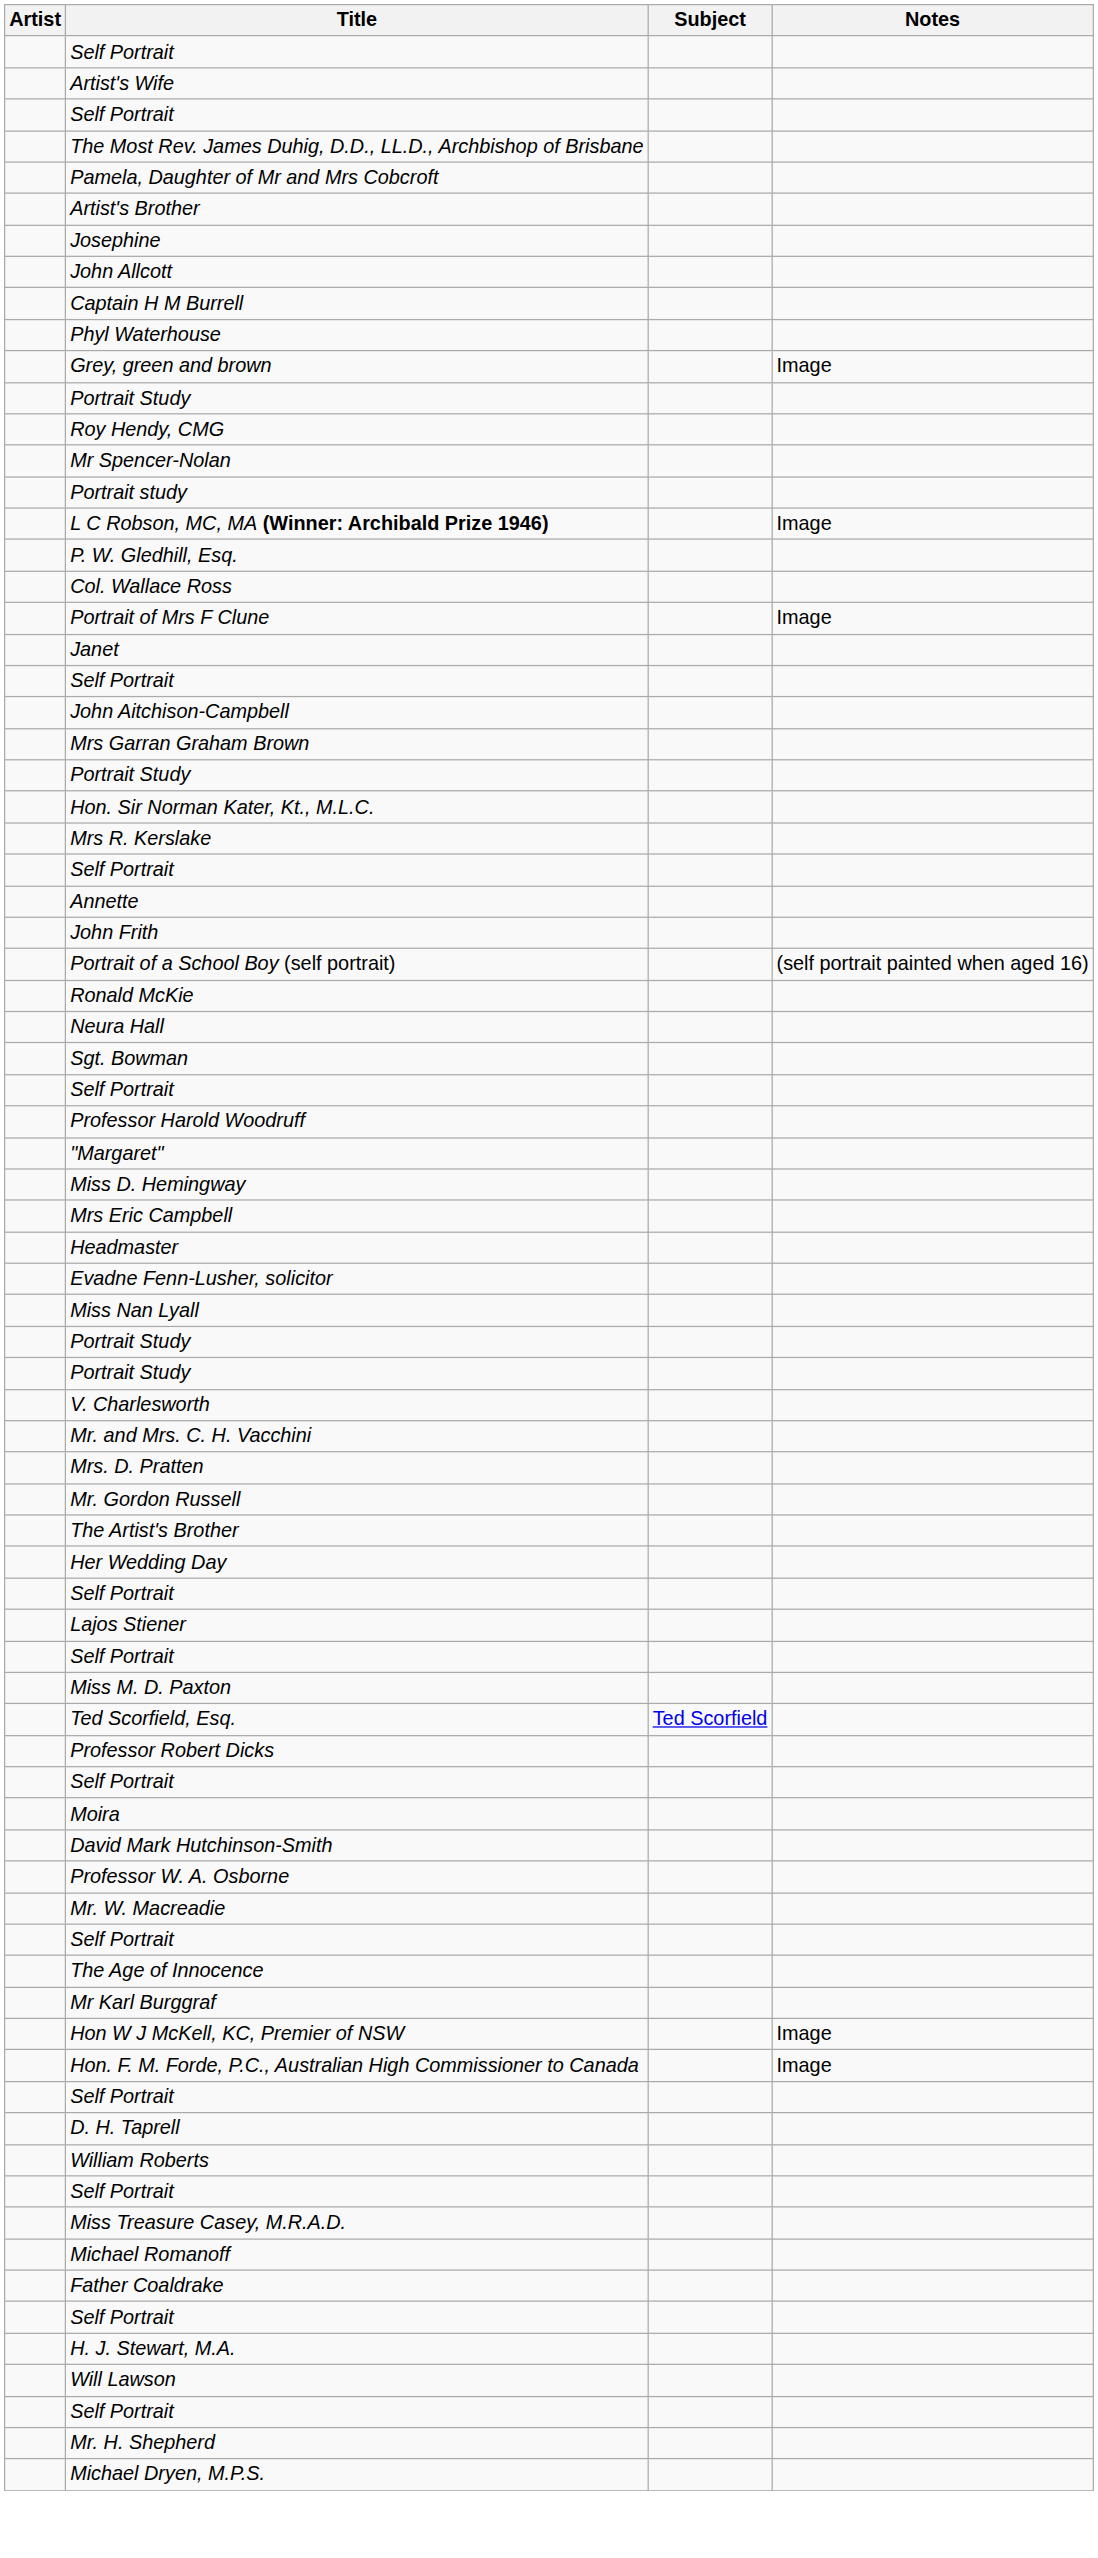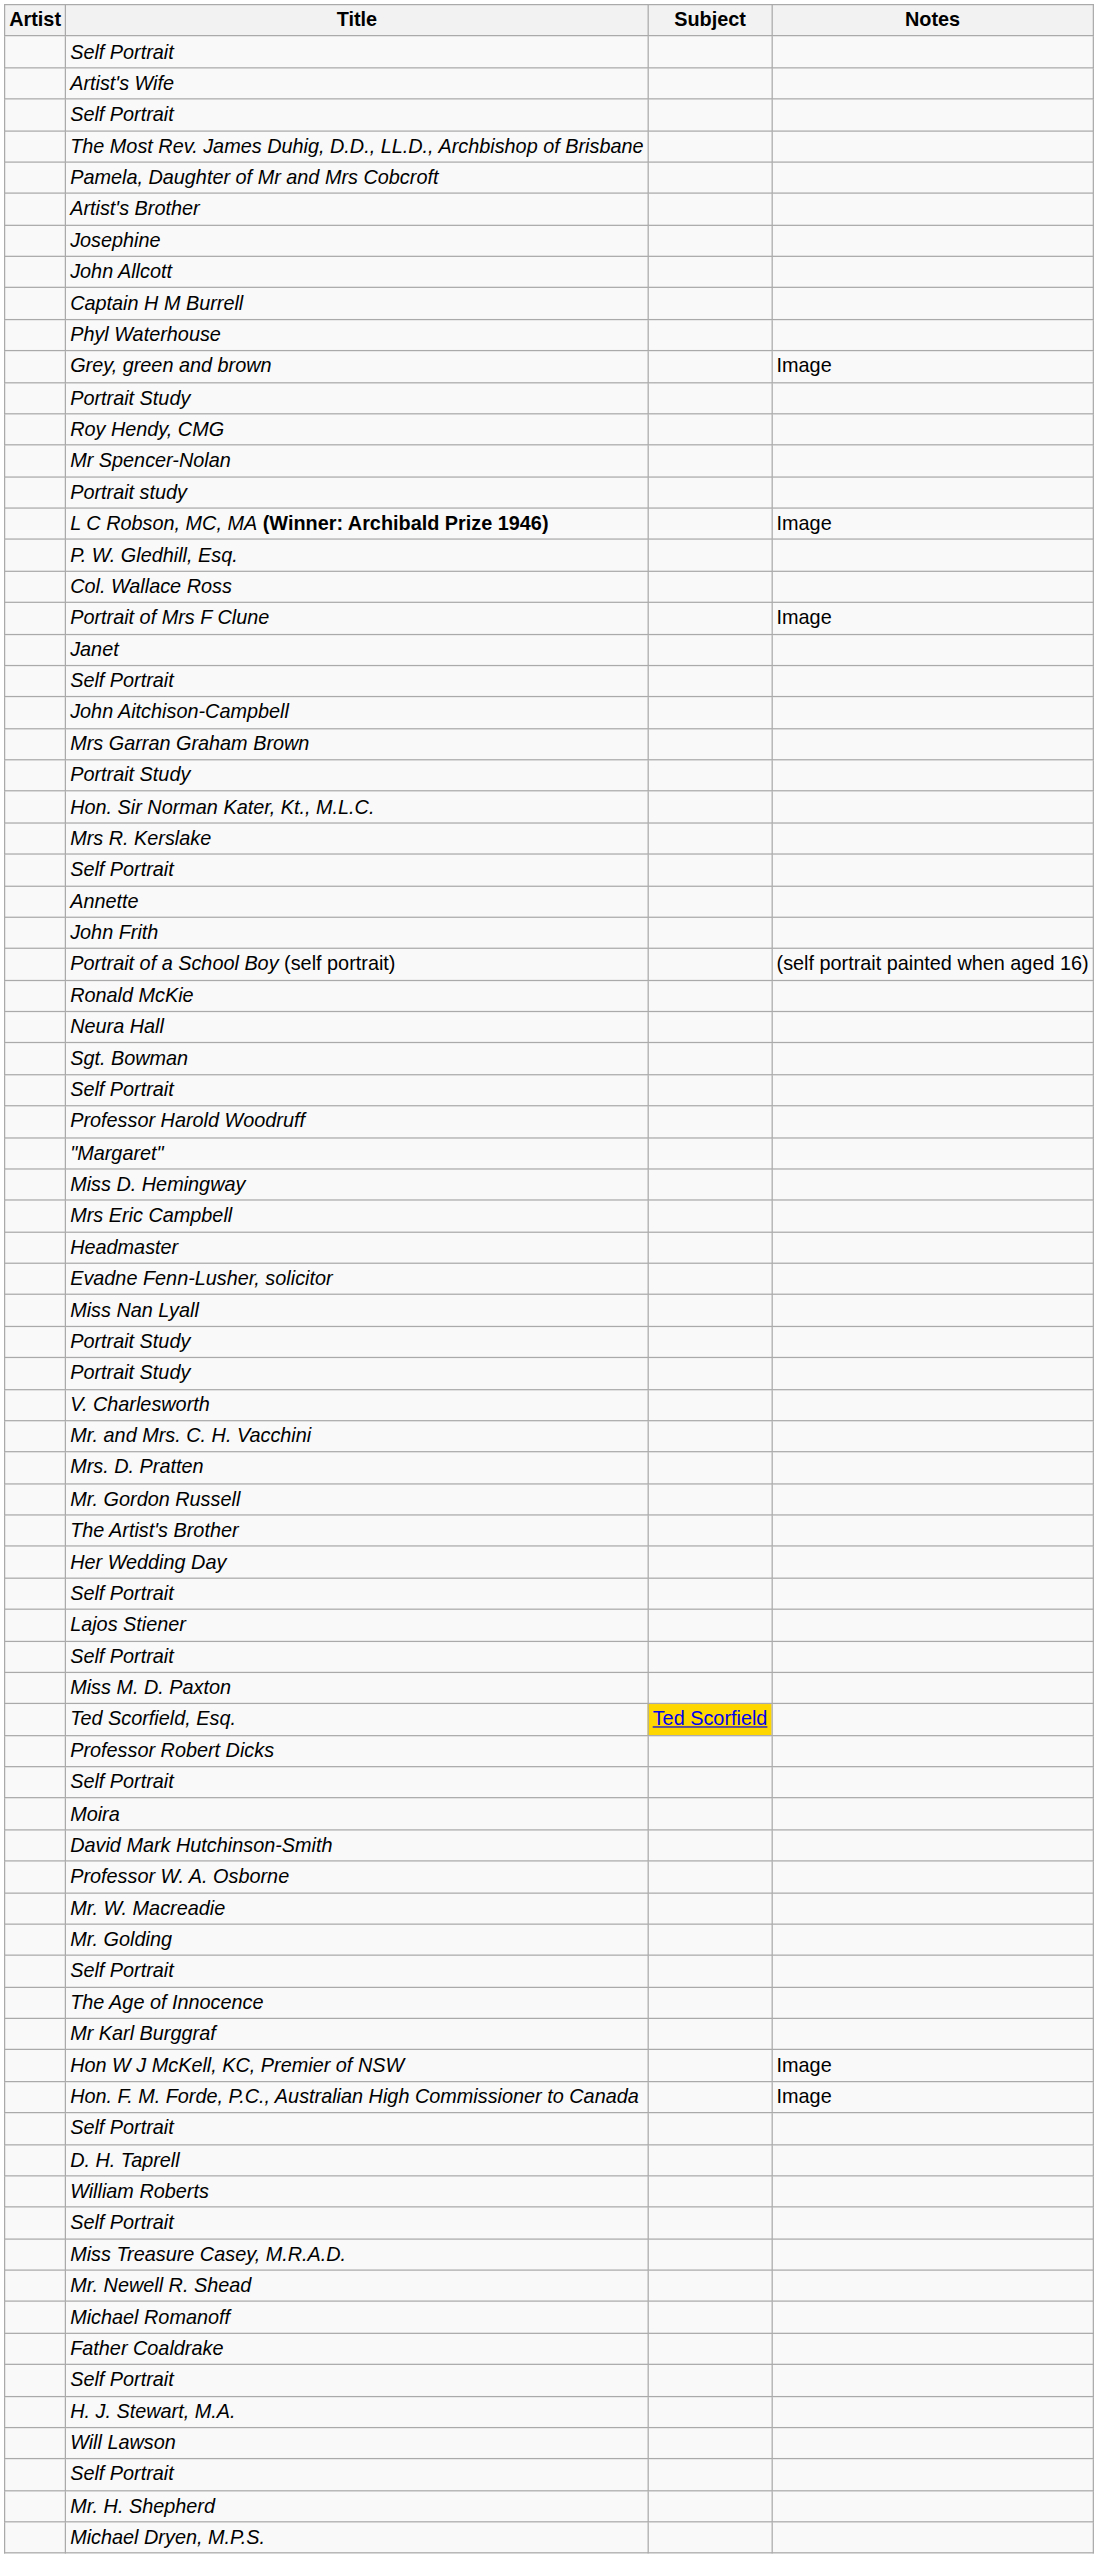(710, 1719) no background -> (710, 1719) gold background
+ row: (121, 1939)
+ row: (161, 2285)
